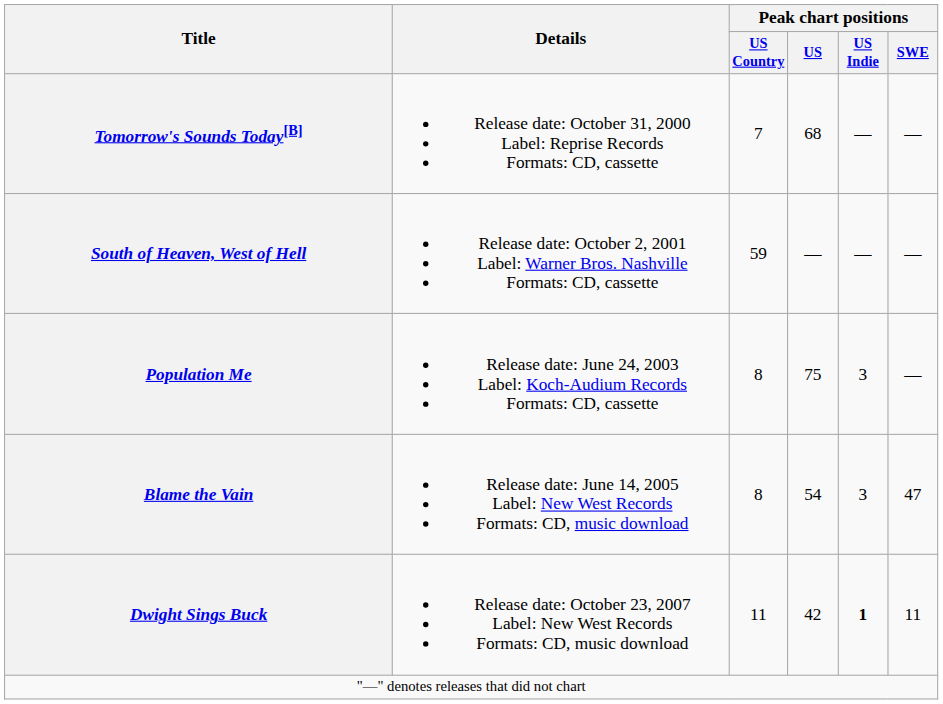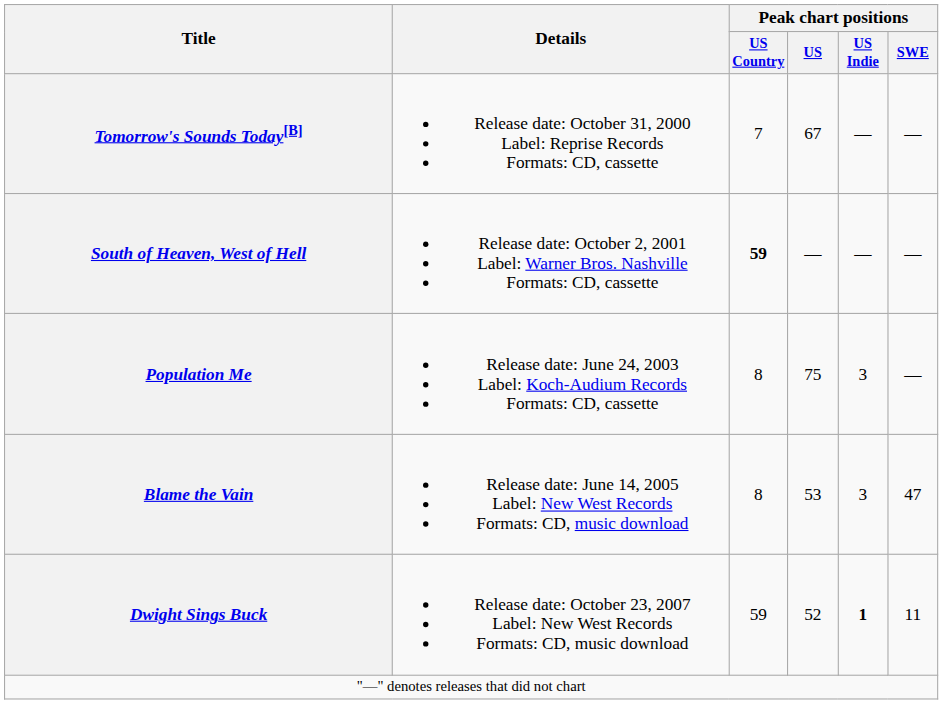(813, 133) 68 -> (813, 133) 67
(758, 253) normal -> (758, 253) bold
(813, 494) 54 -> (813, 494) 53
(758, 614) 11 -> (758, 614) 59
(813, 614) 42 -> (813, 614) 52
